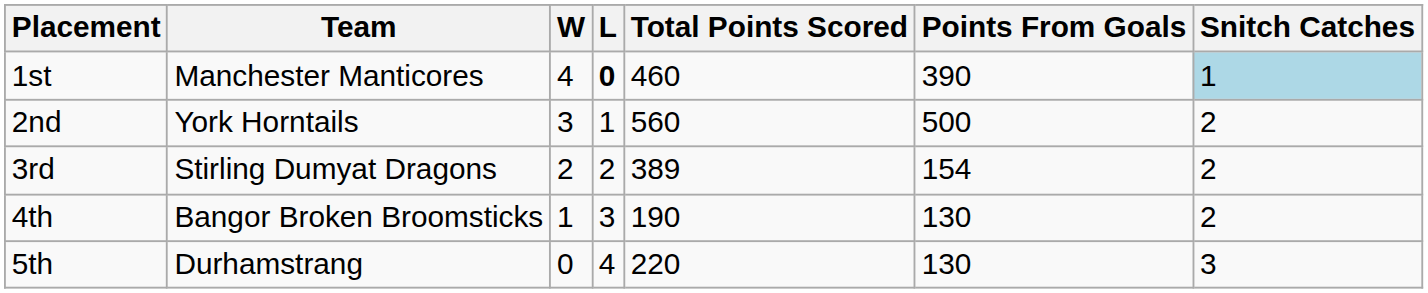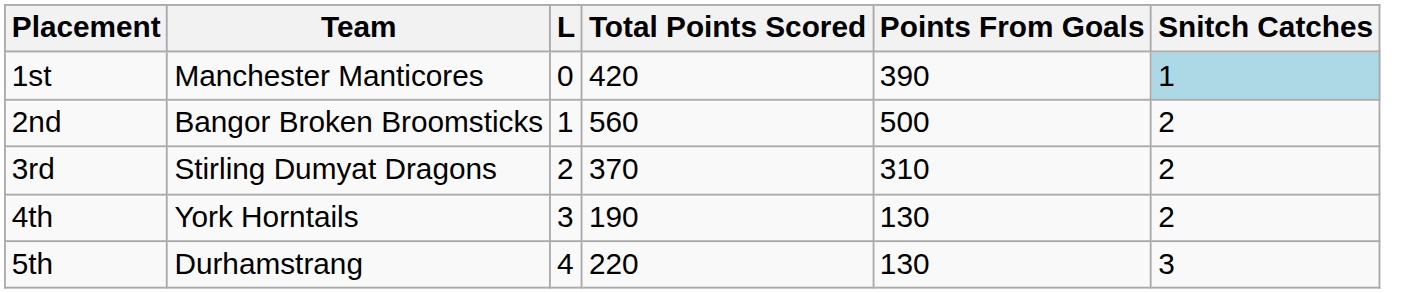- column: (571, 28)
(607, 75) bold -> (565, 75) normal
(656, 75) 460 -> (614, 75) 420
(266, 122) York Horntails -> (359, 122) Bangor Broken Broomsticks
(656, 169) 389 -> (614, 169) 370
(947, 169) 154 -> (905, 169) 310
(359, 216) Bangor Broken Broomsticks -> (266, 216) York Horntails
